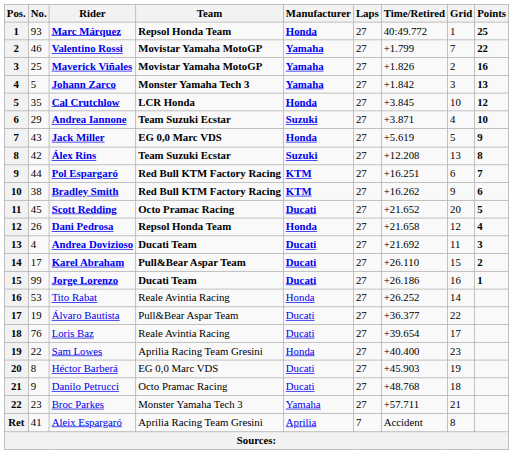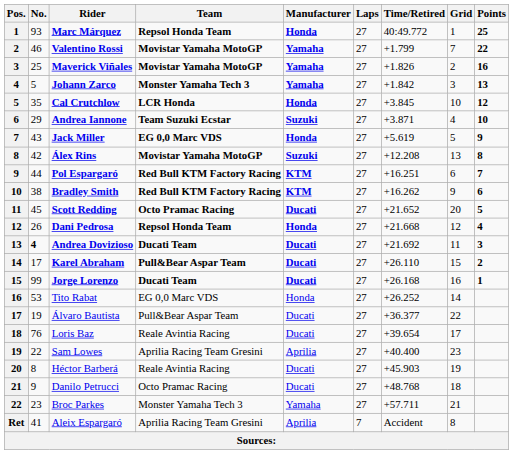(184, 155) Team Suzuki Ecstar -> (200, 155) Movistar Yamaha MotoGP
(402, 227) +21.658 -> (402, 227) +21.668
(33, 244) normal -> (33, 244) bold
(402, 280) +26.186 -> (402, 280) +26.168
(184, 298) Reale Avintia Racing -> (178, 298) EG 0,0 Marc VDS
(300, 351) Honda -> (301, 351) Aprilia
(178, 369) EG 0,0 Marc VDS -> (184, 369) Reale Avintia Racing
